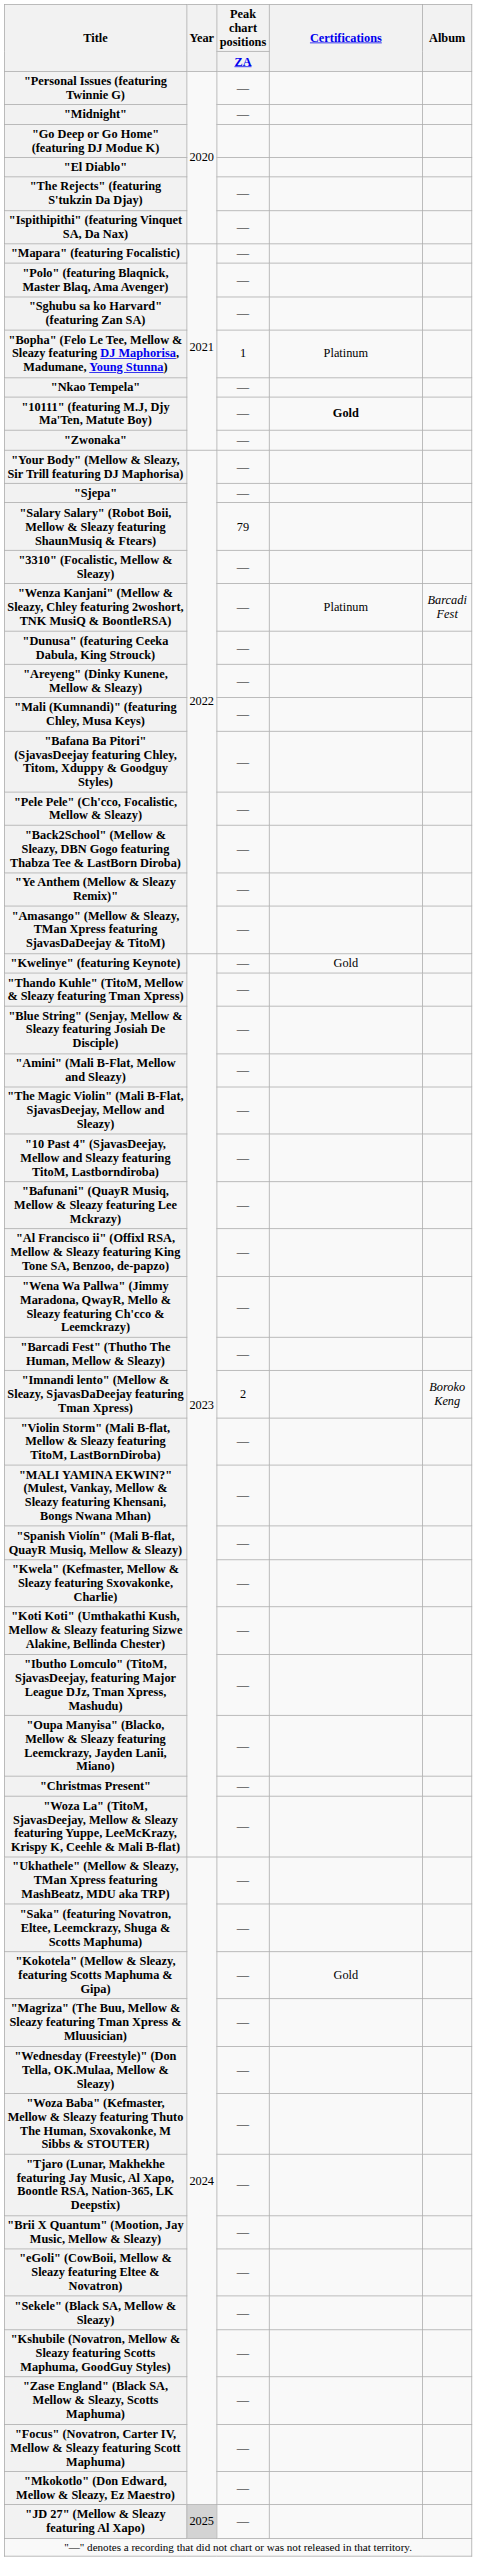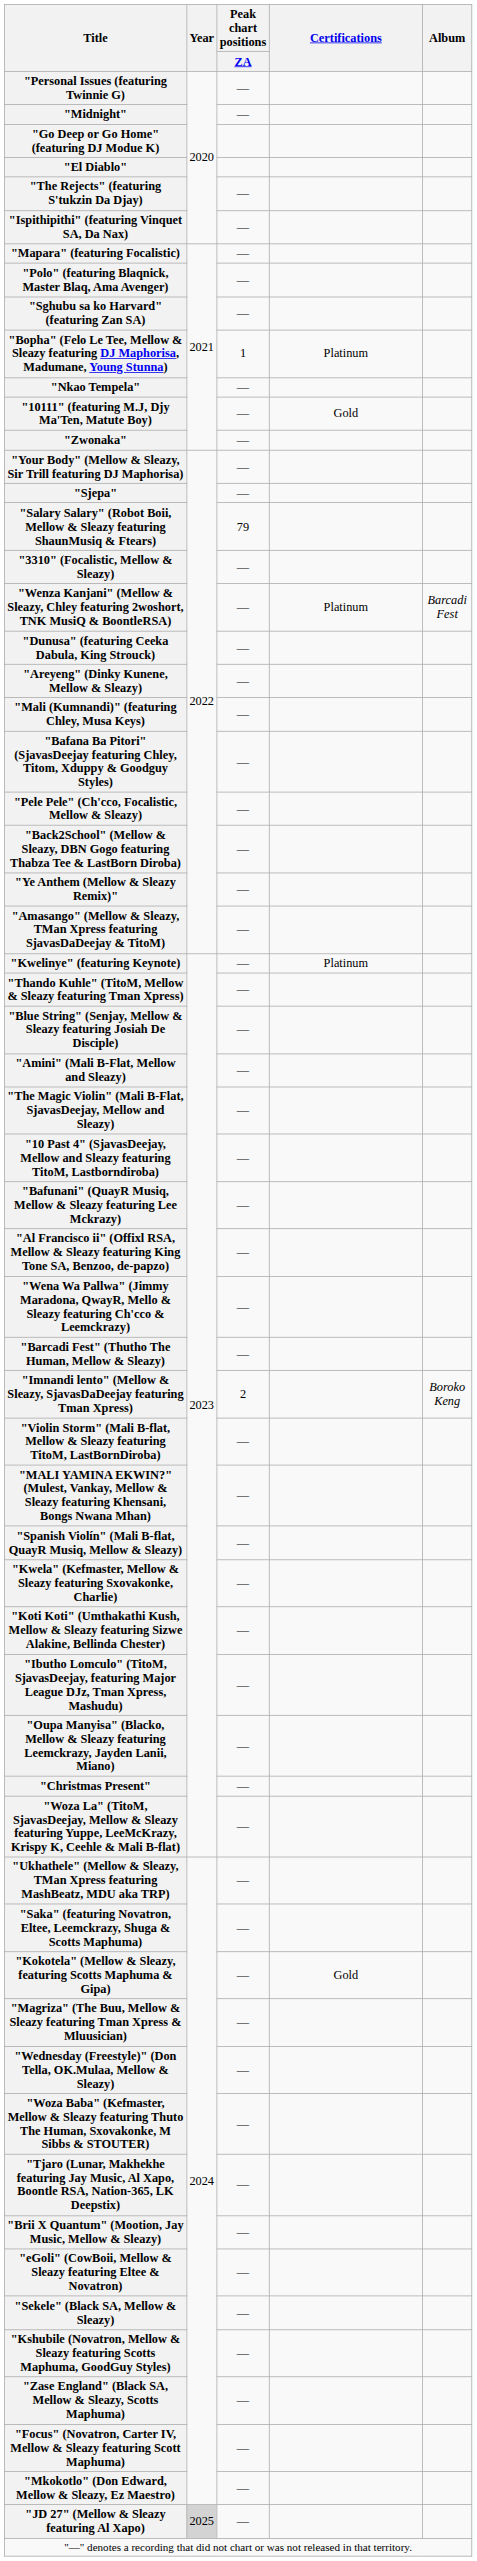(346, 413) bold -> (346, 413) normal
(346, 963) Gold -> (346, 963) Platinum
